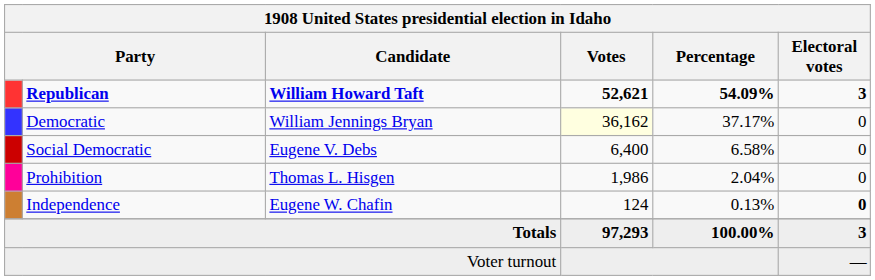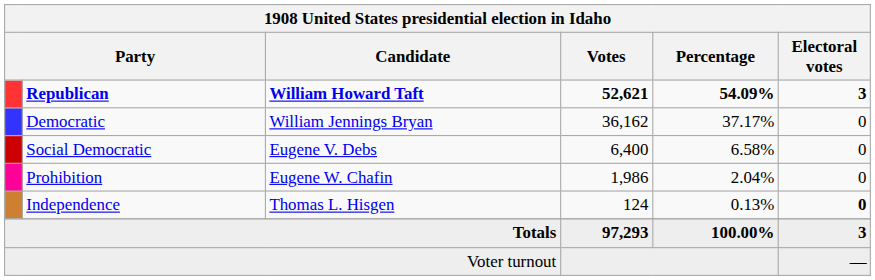(625, 122) lightyellow background -> (625, 122) no background
(332, 177) Thomas L. Hisgen -> (331, 177) Eugene W. Chafin
(331, 205) Eugene W. Chafin -> (332, 205) Thomas L. Hisgen
